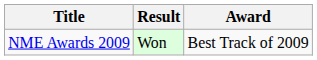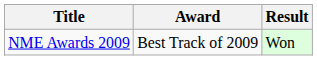columns swapped: (248, 17) <-> (159, 17)
